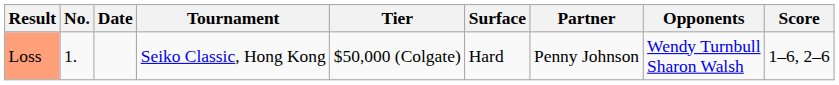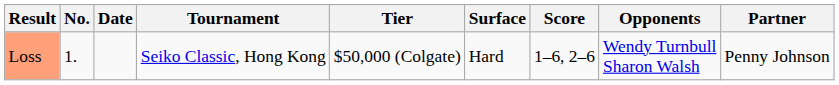columns swapped: (587, 18) <-> (799, 18)
